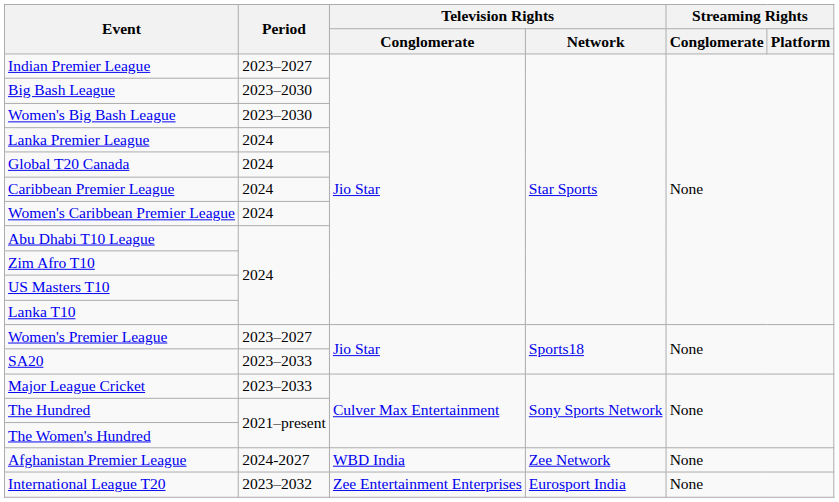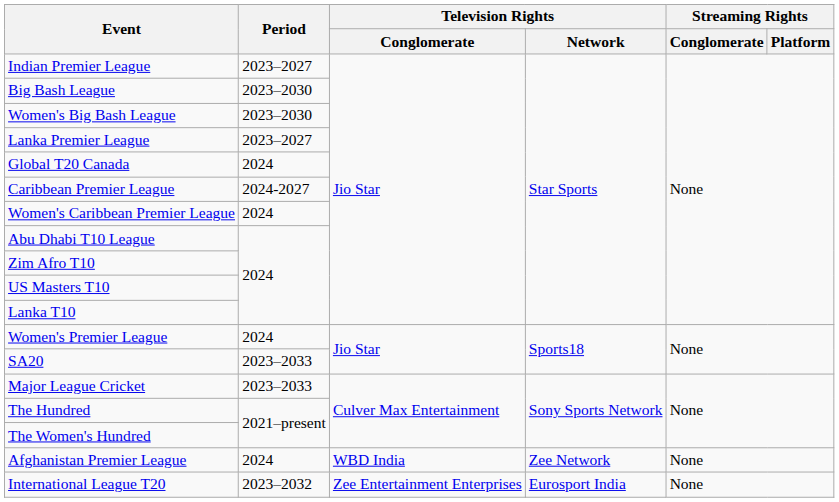(258, 139) 2024 -> (277, 139) 2023–2027
(258, 189) 2024 -> (276, 189) 2024-2027
(277, 336) 2023–2027 -> (258, 336) 2024
(276, 459) 2024-2027 -> (258, 459) 2024
